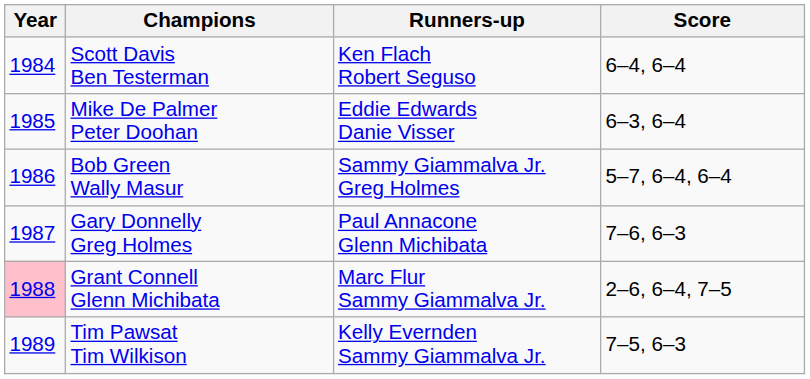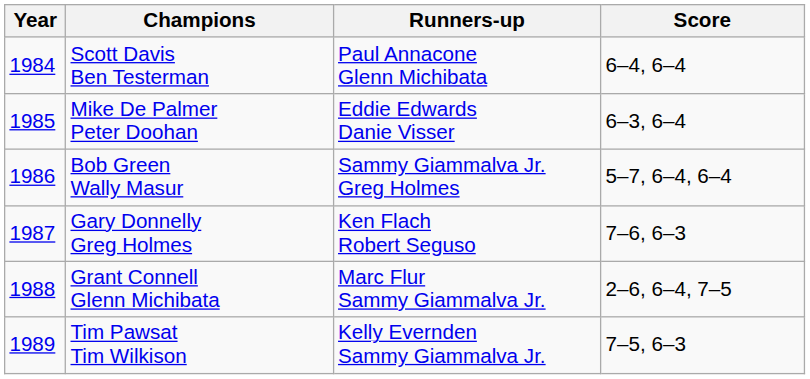(407, 65) Ken Flach Robert Seguso -> (413, 65) Paul Annacone Glenn Michibata
(413, 233) Paul Annacone Glenn Michibata -> (407, 233) Ken Flach Robert Seguso
(32, 289) pink background -> (32, 289) no background
